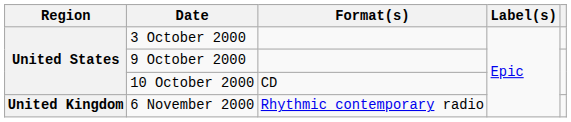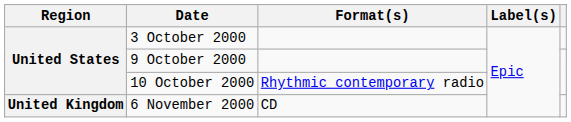(269, 83) CD -> (372, 83) Rhythmic contemporary radio
(372, 106) Rhythmic contemporary radio -> (269, 106) CD
